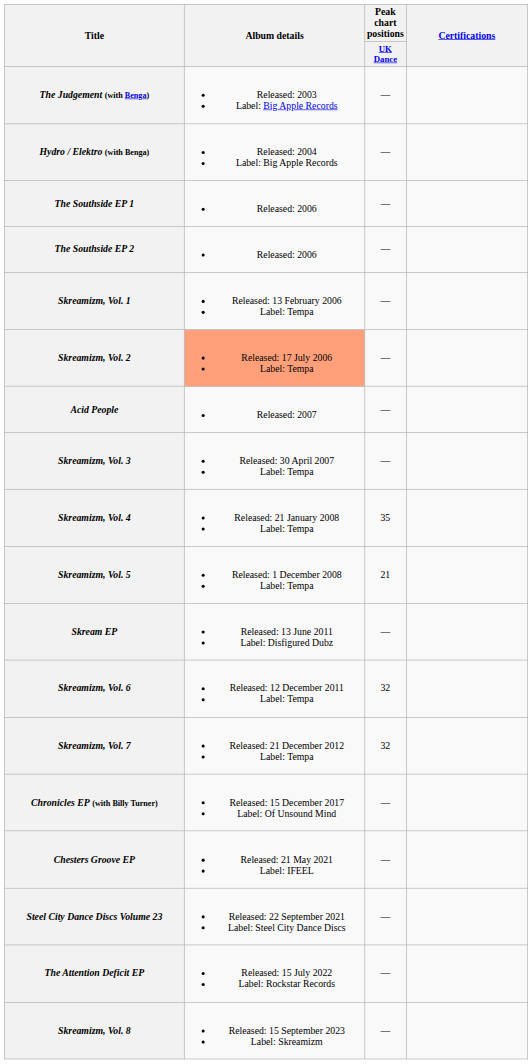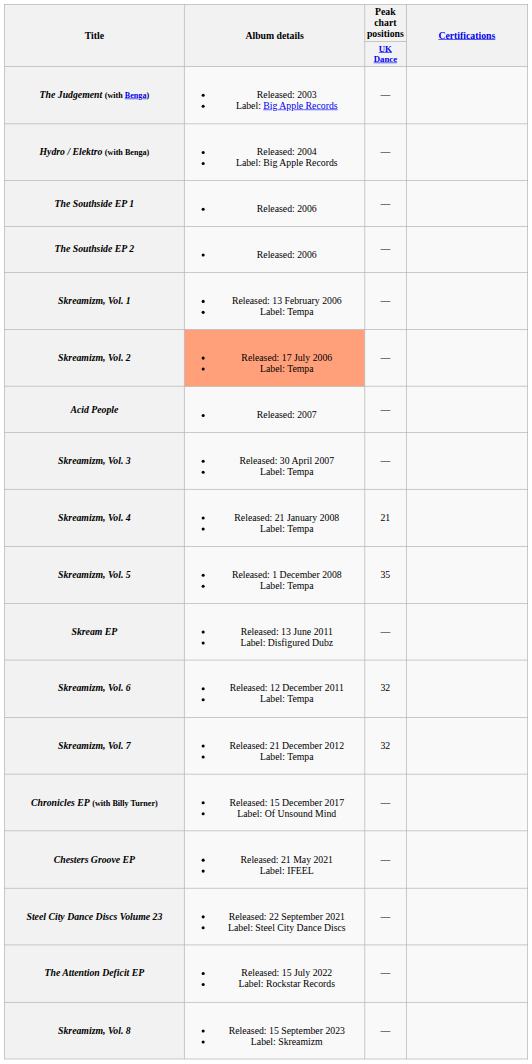(385, 518) 35 -> (385, 518) 21
(385, 574) 21 -> (385, 574) 35
